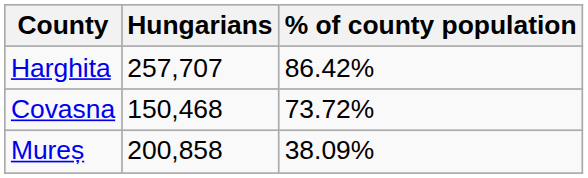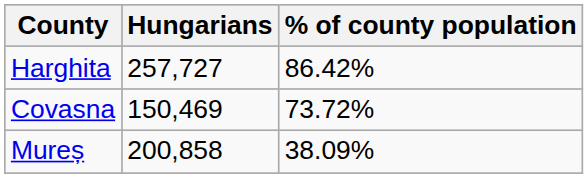(175, 67) 257,707 -> (175, 67) 257,727
(175, 109) 150,468 -> (175, 109) 150,469
